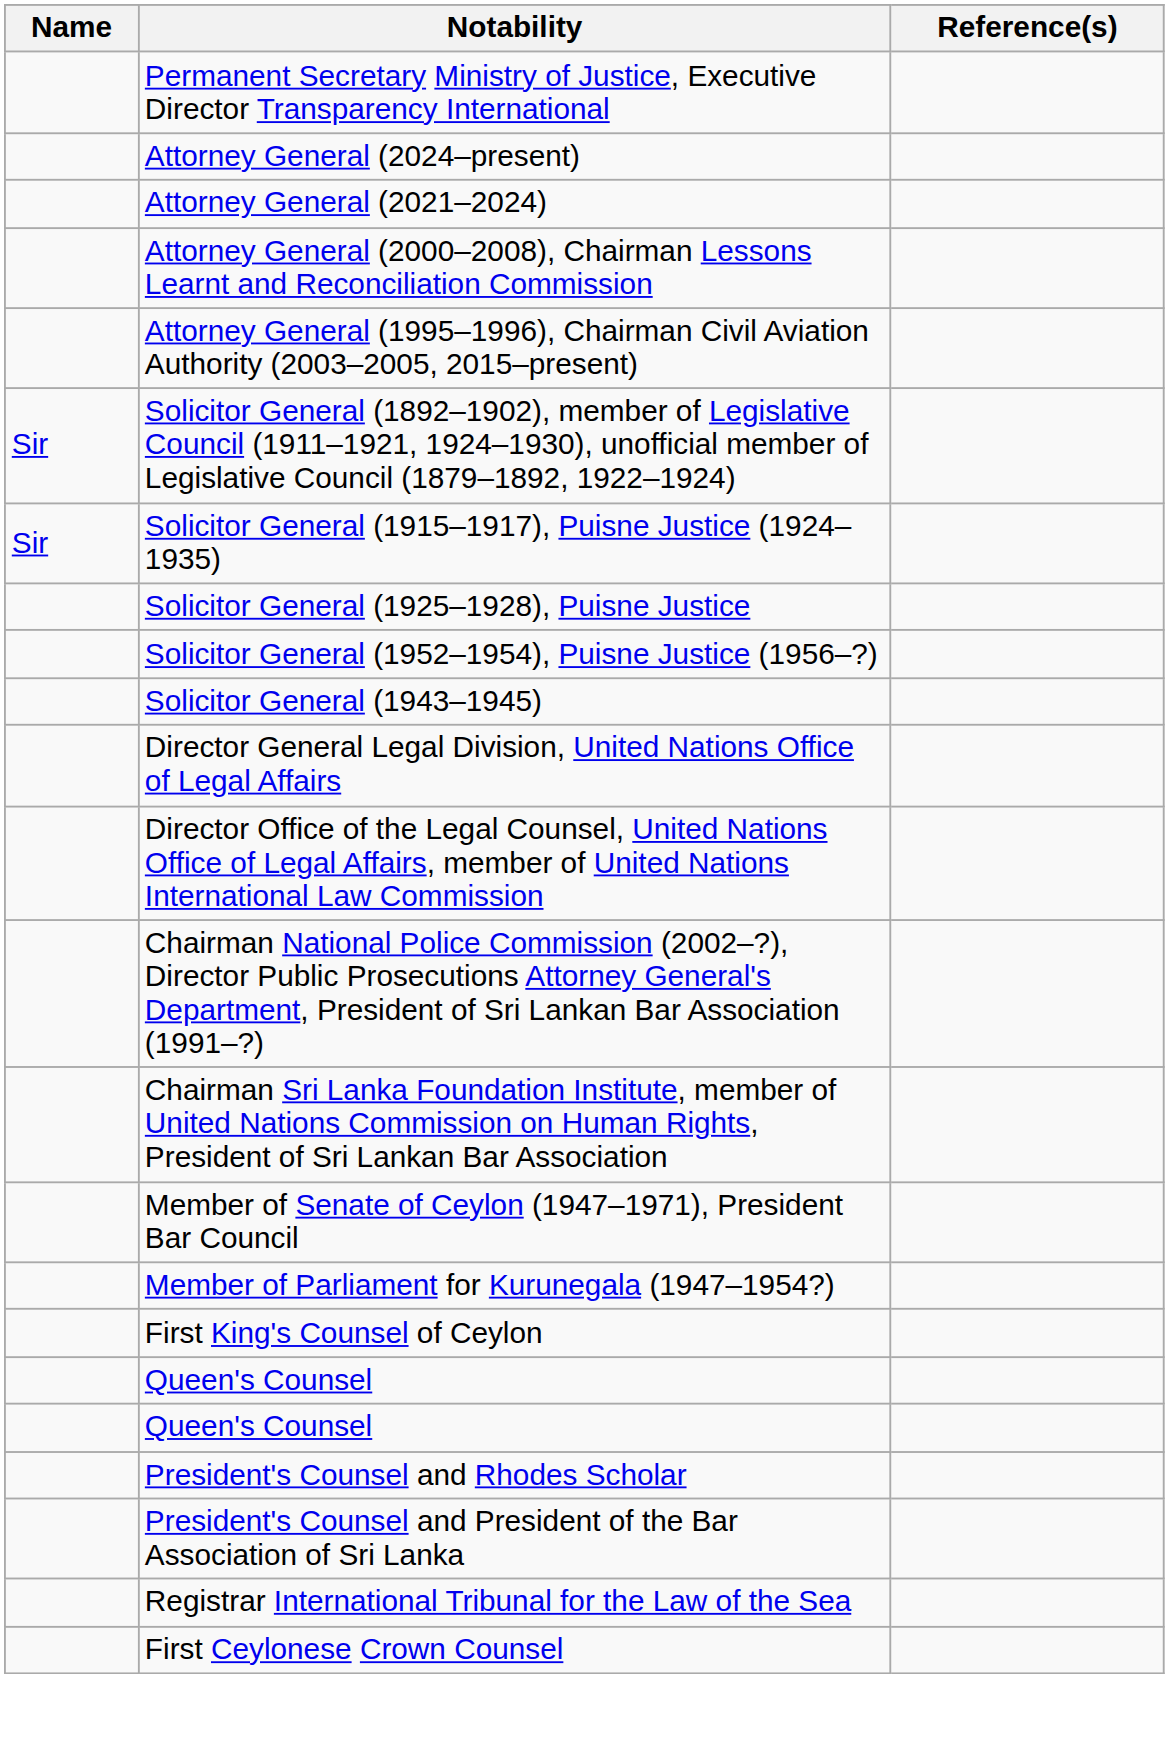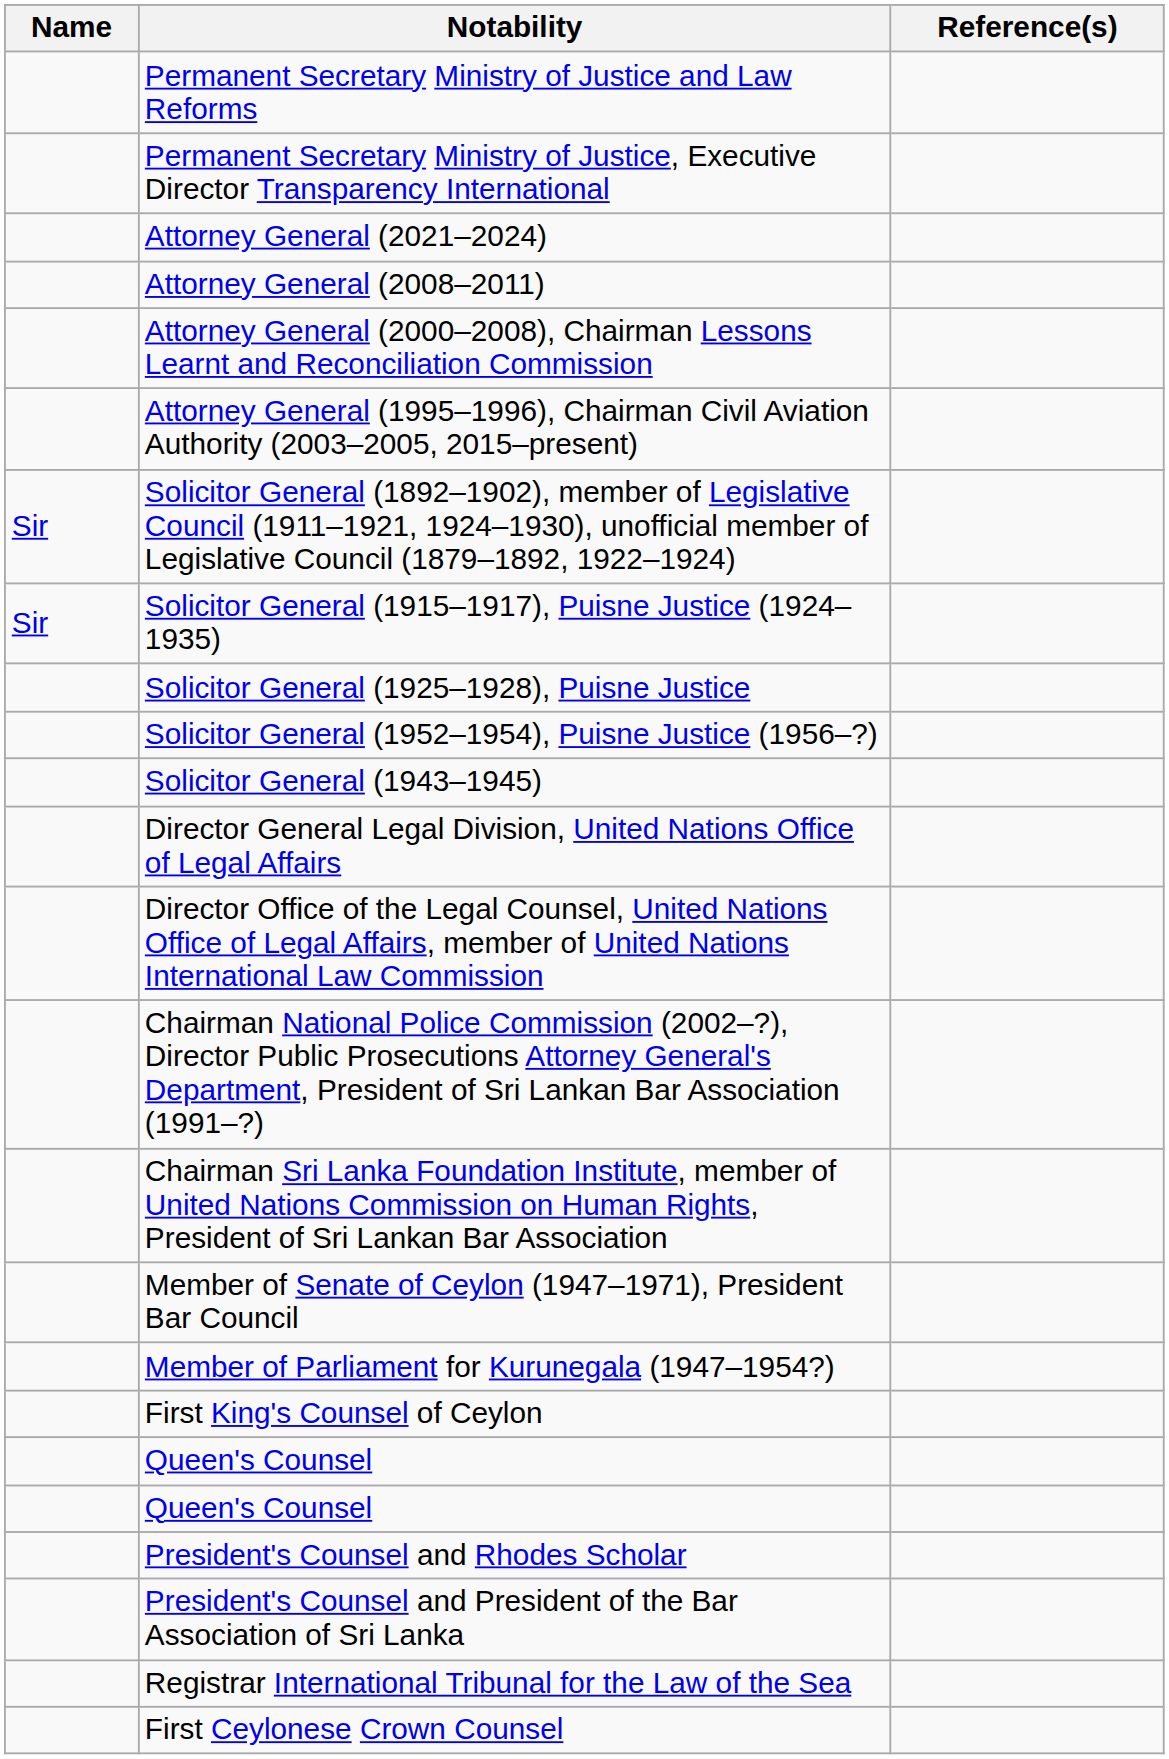+ row: (71, 92)
- row: (71, 156)
+ row: (71, 284)
